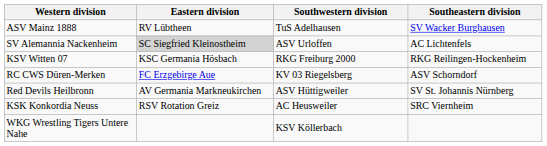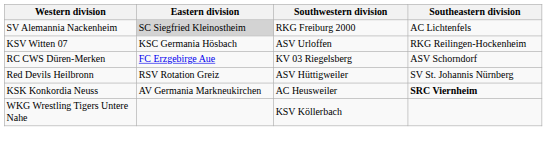- row: (42, 28)
(304, 43) ASV Urloffen -> (316, 28) RKG Freiburg 2000
(316, 59) RKG Freiburg 2000 -> (304, 43) ASV Urloffen
(200, 91) AV Germania Markneukirchen -> (179, 75) RSV Rotation Greiz
(179, 106) RSV Rotation Greiz -> (200, 91) AV Germania Markneukirchen
(442, 106) normal -> (444, 91) bold
